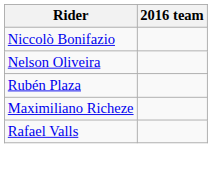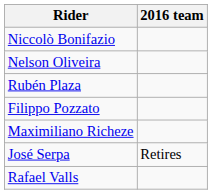+ row: (54, 108)
+ row: (39, 154)
